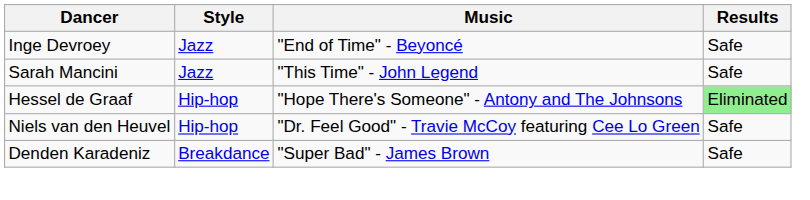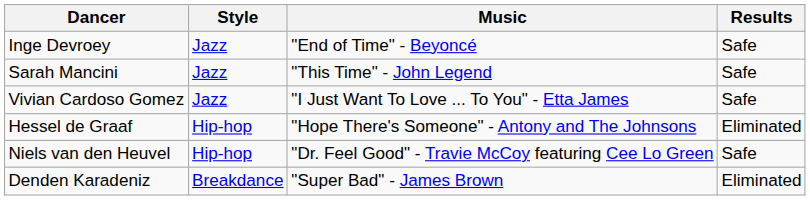+ row: (96, 99)
(748, 99) lightgreen background -> (762, 126) no background
(725, 153) Safe -> (762, 180) Eliminated
